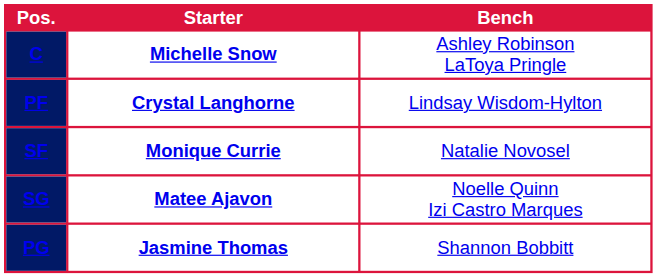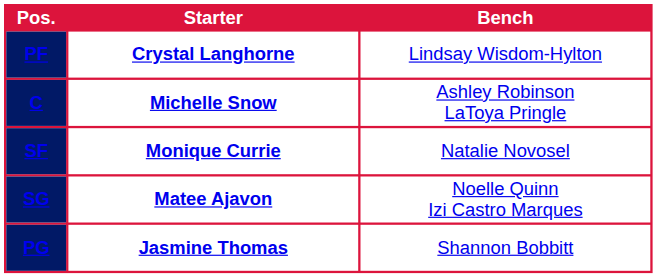rows swapped: (36, 54) <-> (36, 102)
